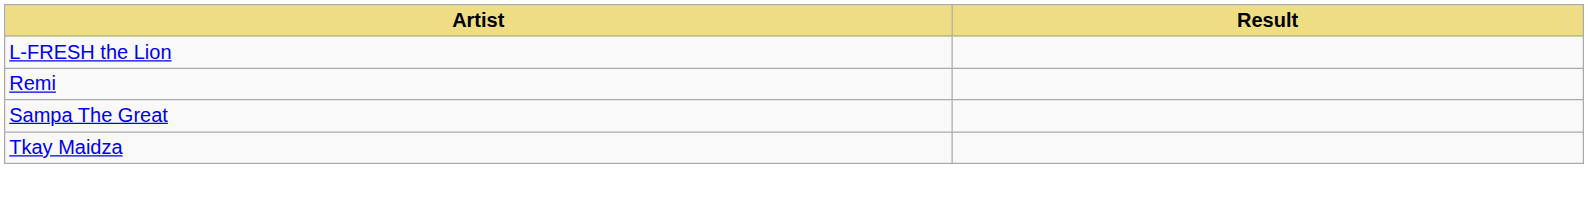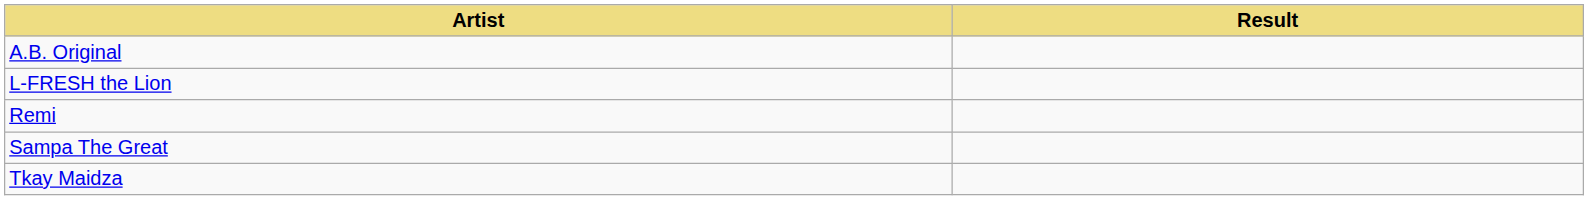+ row: (65, 52)
